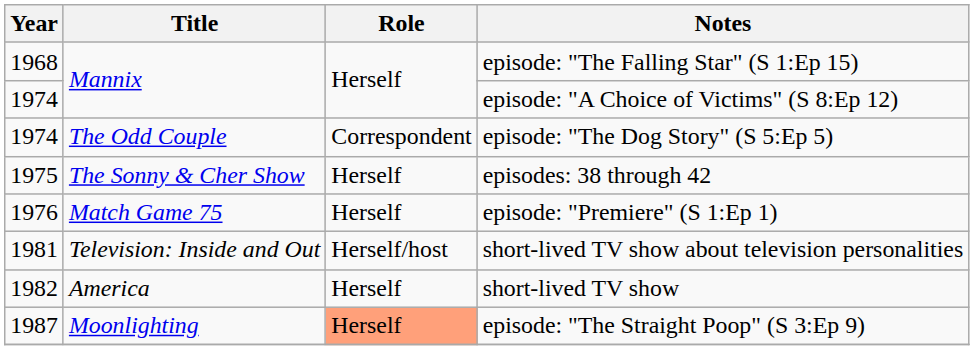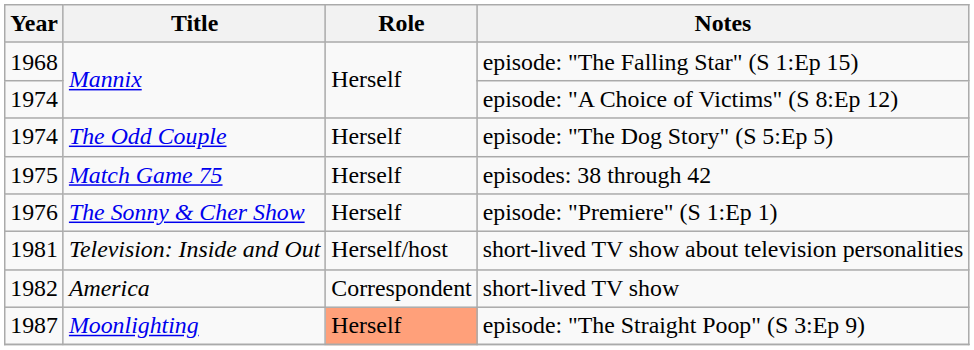(401, 136) Correspondent -> (366, 136) Herself
(187, 174) The Sonny & Cher Show -> (146, 174) Match Game 75
(146, 212) Match Game 75 -> (187, 212) The Sonny & Cher Show
(366, 288) Herself -> (401, 288) Correspondent
